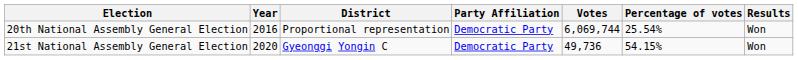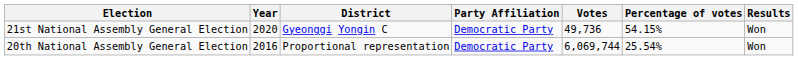rows swapped: (127, 30) <-> (127, 46)
